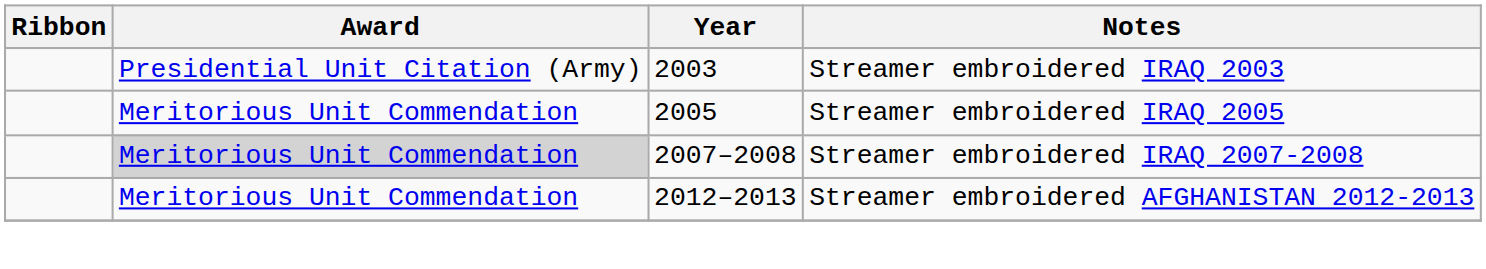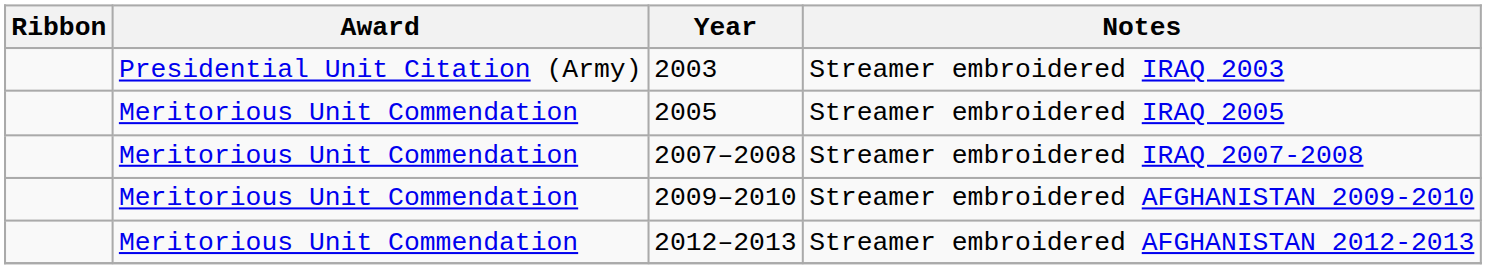(349, 156) lightgrey background -> (349, 156) no background
+ row: (1142, 199)
